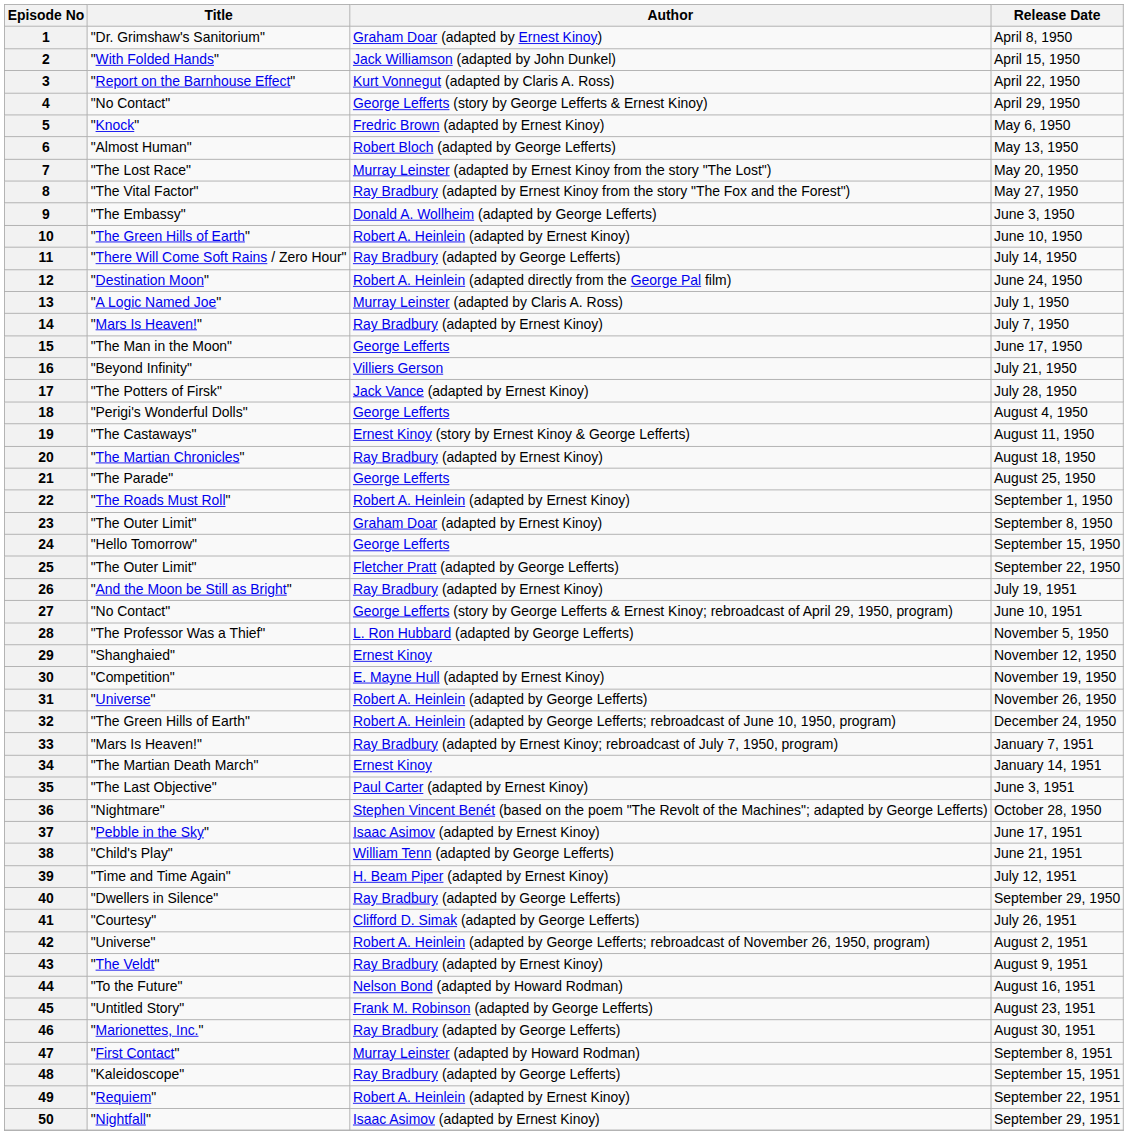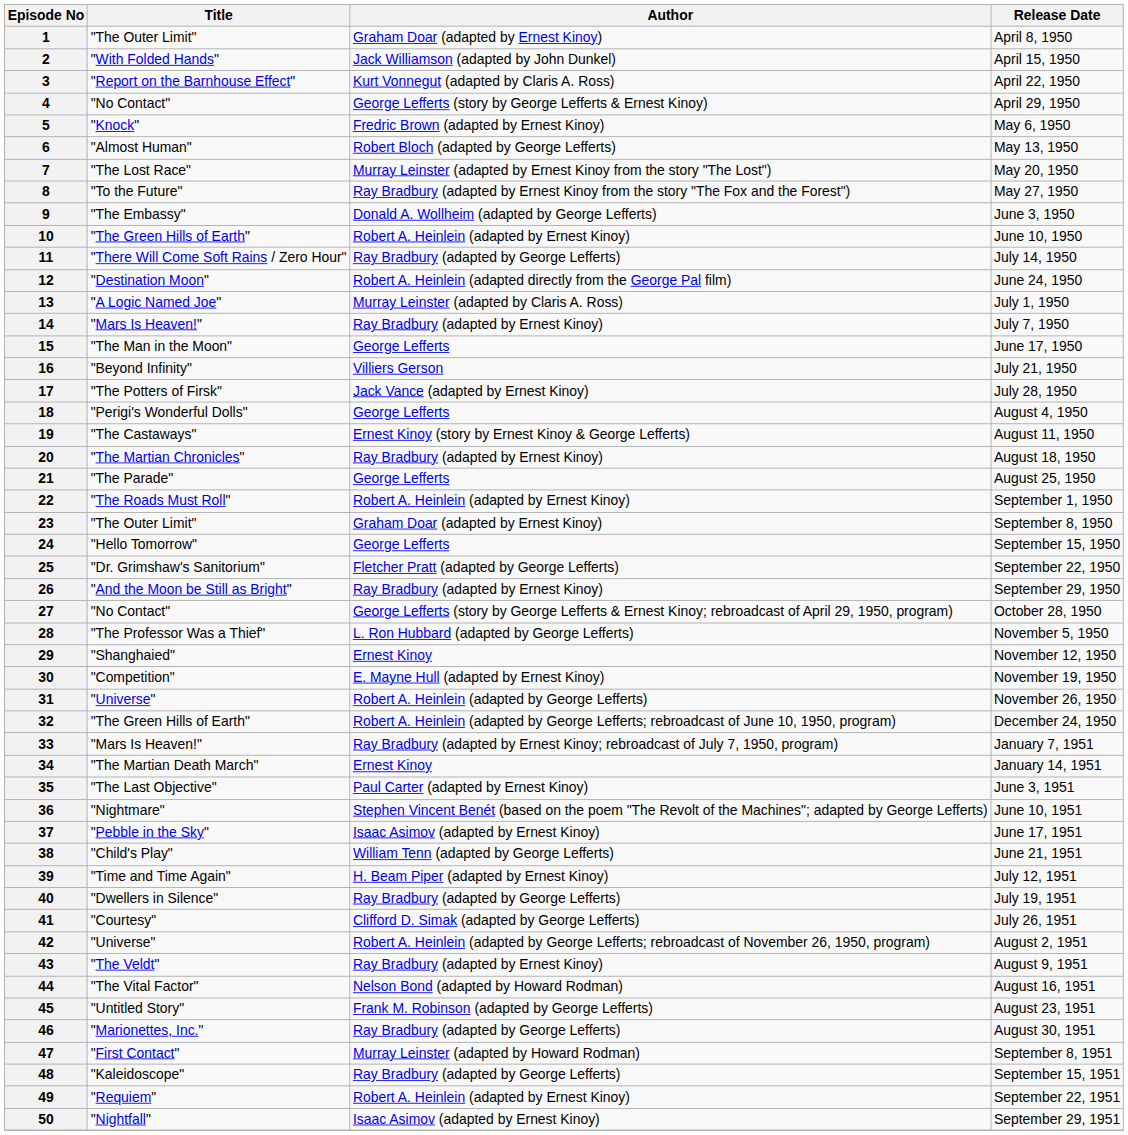(178, 37) "Dr. Grimshaw's Sanitorium" -> (144, 37) "The Outer Limit"
(145, 192) "The Vital Factor" -> (137, 192) "To the Future"
(144, 567) "The Outer Limit" -> (178, 567) "Dr. Grimshaw's Sanitorium"
(1035, 589) July 19, 1951 -> (1057, 589) September 29, 1950
(1038, 611) June 10, 1951 -> (1048, 611) October 28, 1950
(1048, 810) October 28, 1950 -> (1038, 810) June 10, 1951
(1057, 898) September 29, 1950 -> (1035, 898) July 19, 1951
(137, 986) "To the Future" -> (145, 986) "The Vital Factor"
